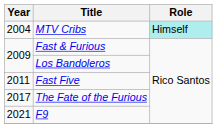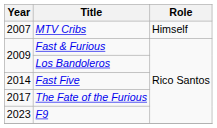(19, 30) 2004 -> (19, 30) 2007
(170, 30) paleturquoise background -> (170, 30) no background
(18, 81) 2011 -> (19, 81) 2014
(19, 115) 2021 -> (19, 115) 2023
